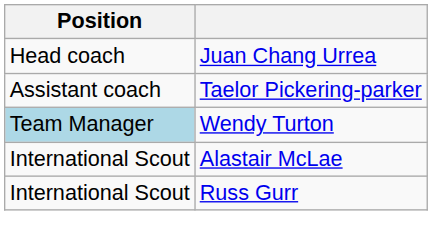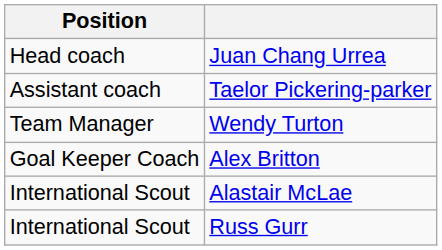(82, 124) lightblue background -> (82, 124) no background
+ row: (265, 158)
